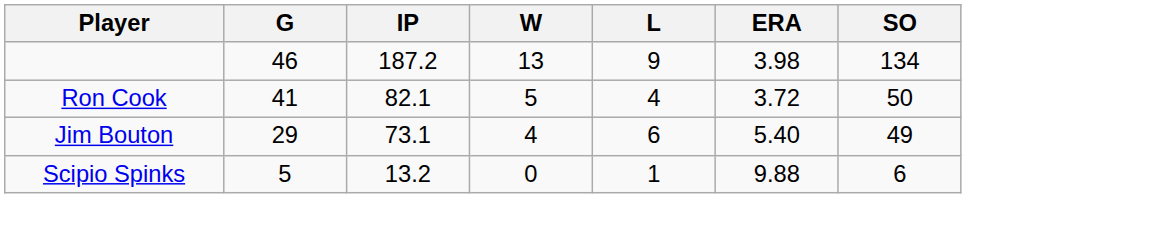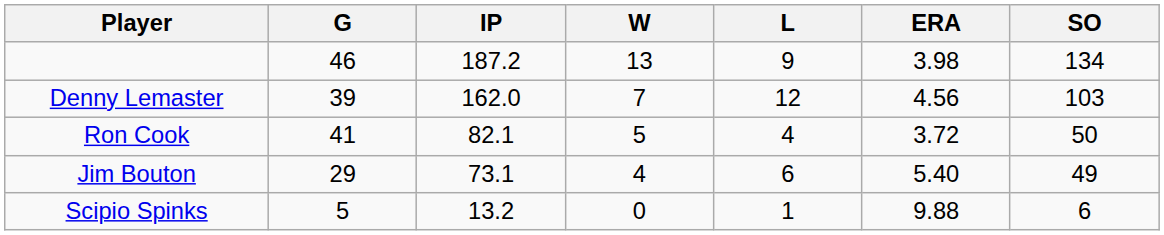+ row: (137, 98)
